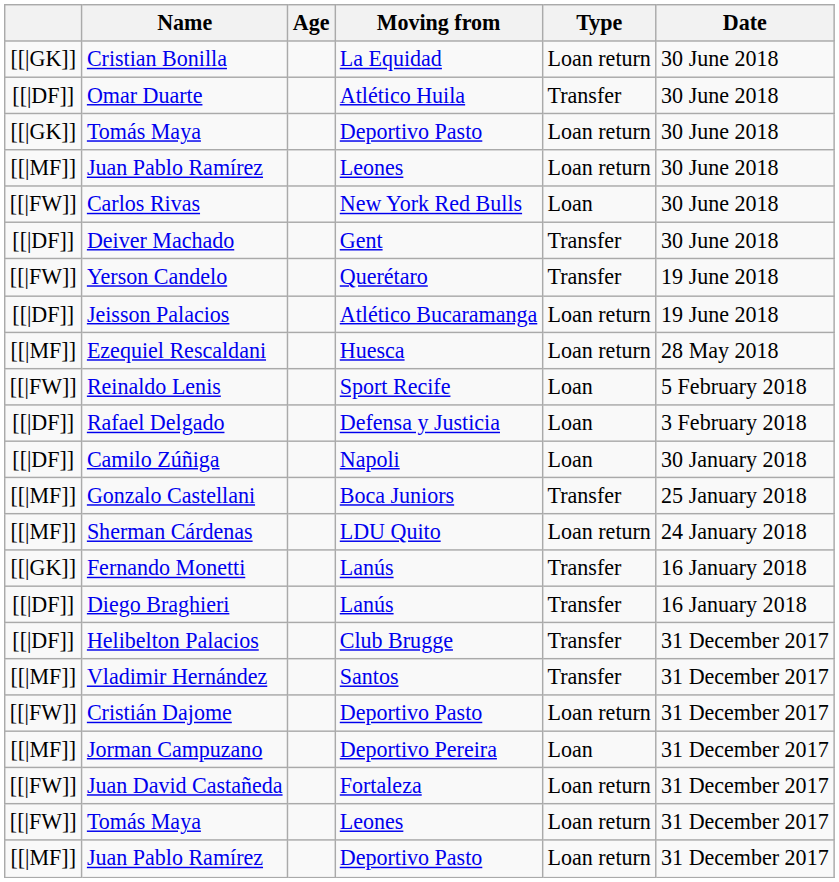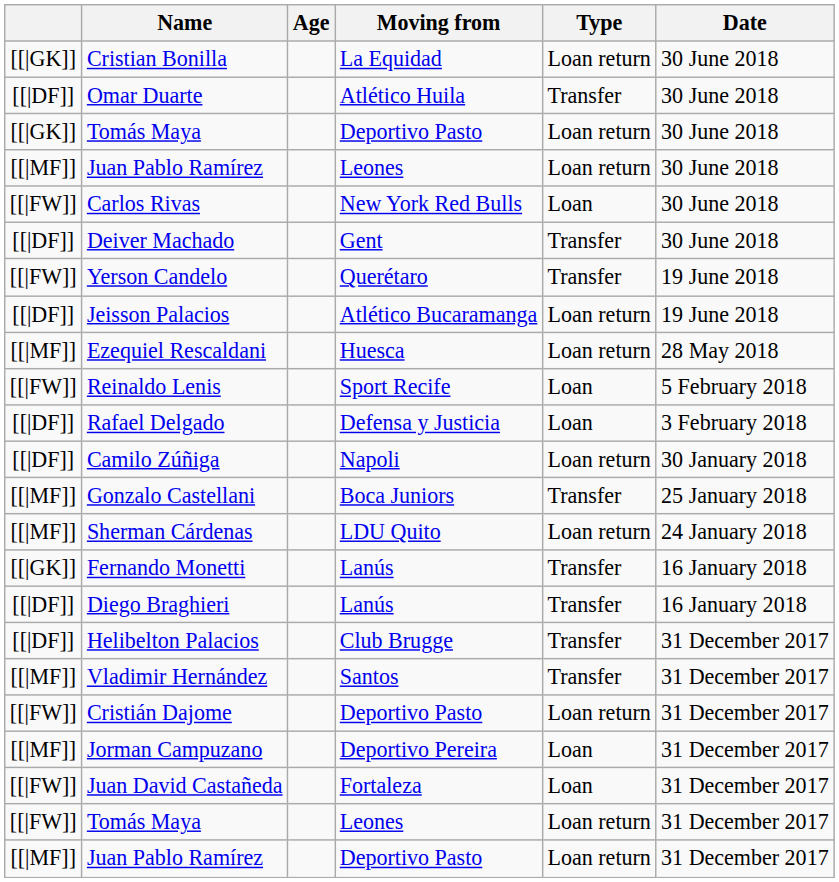(570, 458) Loan -> (599, 458) Loan return
(599, 786) Loan return -> (570, 786) Loan
